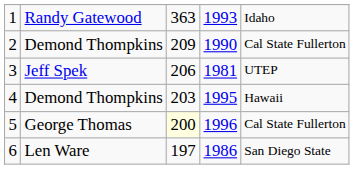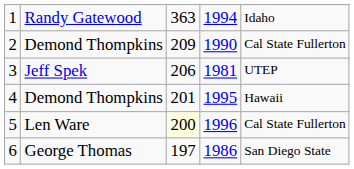(220, 17) 1993 -> (220, 17) 1994
(183, 97) 203 -> (183, 97) 201
(78, 124) George Thomas -> (57, 124) Len Ware
(57, 151) Len Ware -> (78, 151) George Thomas
